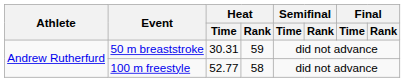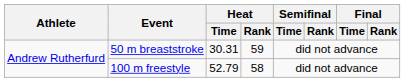(224, 68) 52.77 -> (224, 68) 52.79
